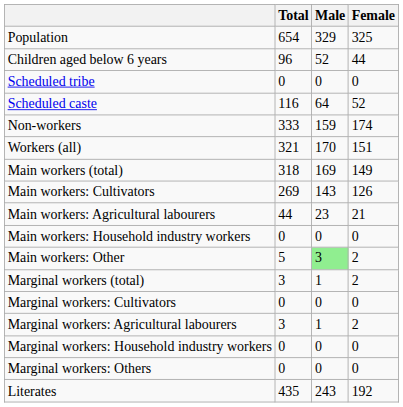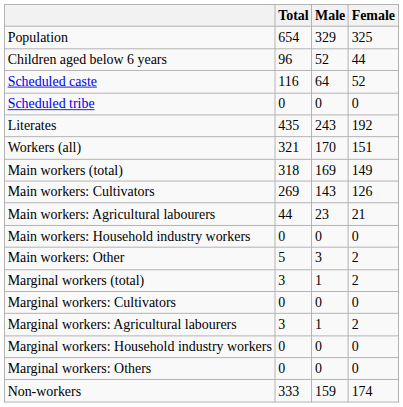rows swapped: (52, 103) <-> (51, 81)
rows swapped: (32, 390) <-> (44, 125)
(319, 258) lightgreen background -> (319, 258) no background
